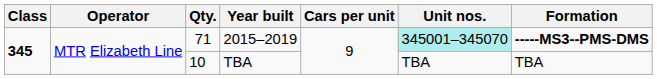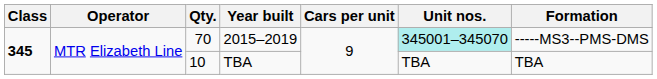(203, 39) 71 -> (203, 39) 70
(582, 39) bold -> (582, 39) normal
